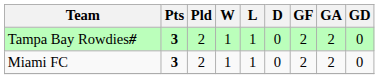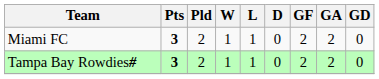rows swapped: (72, 39) <-> (38, 62)
